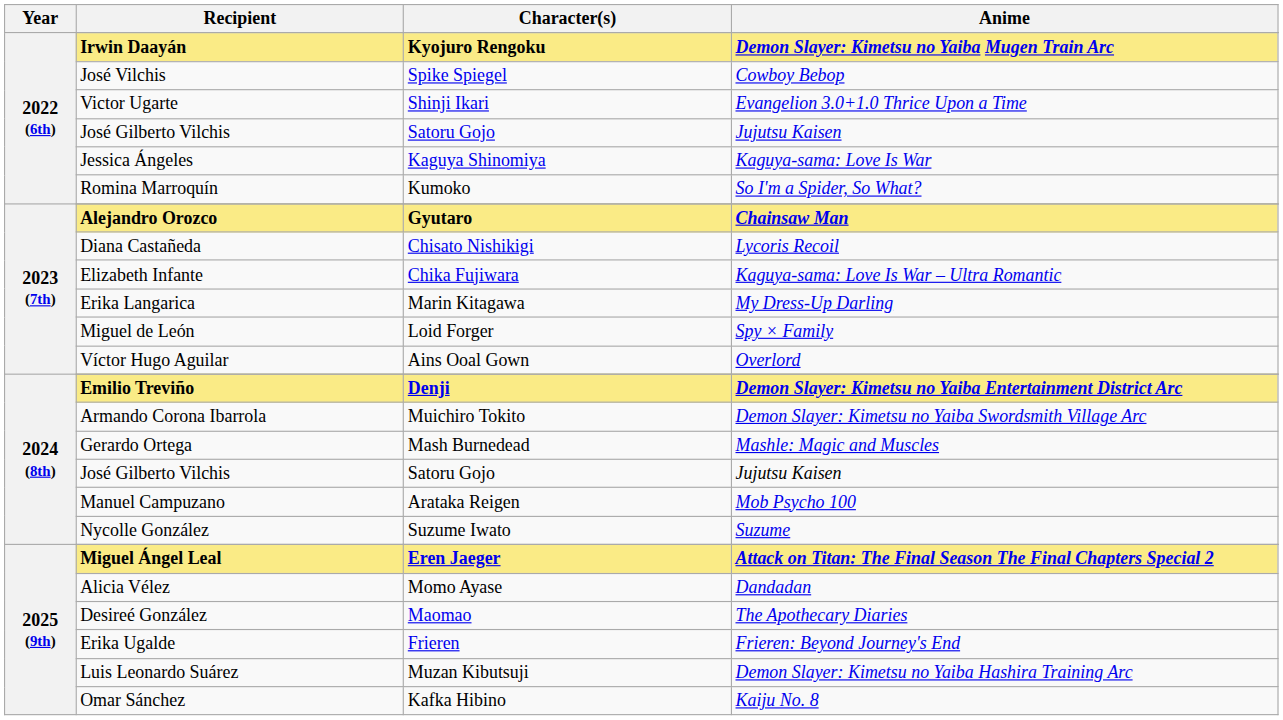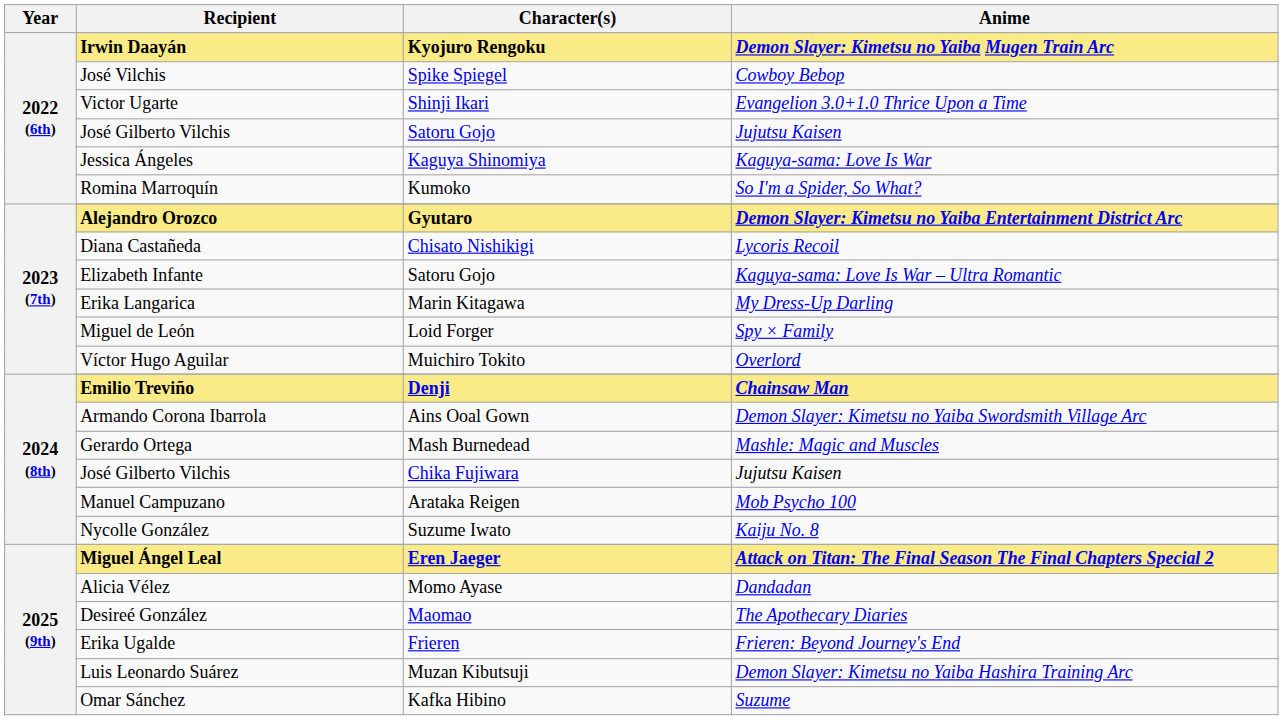(792, 217) Chainsaw Man -> (959, 217) Demon Slayer: Kimetsu no Yaiba Entertainment District Arc
(463, 274) Chika Fujiwara -> (451, 274) Satoru Gojo
(469, 359) Ains Ooal Gown -> (467, 359) Muichiro Tokito
(959, 388) Demon Slayer: Kimetsu no Yaiba Entertainment District Arc -> (792, 388) Chainsaw Man
(467, 416) Muichiro Tokito -> (469, 416) Ains Ooal Gown
(451, 473) Satoru Gojo -> (463, 473) Chika Fujiwara
(763, 530) Suzume -> (777, 530) Kaiju No. 8
(777, 700) Kaiju No. 8 -> (763, 700) Suzume
